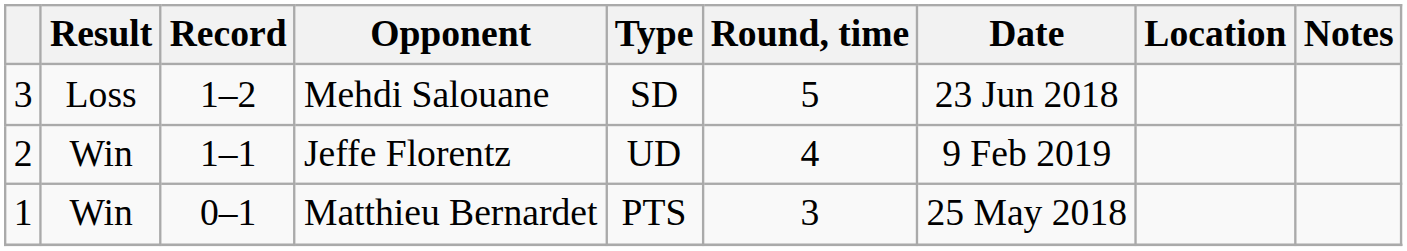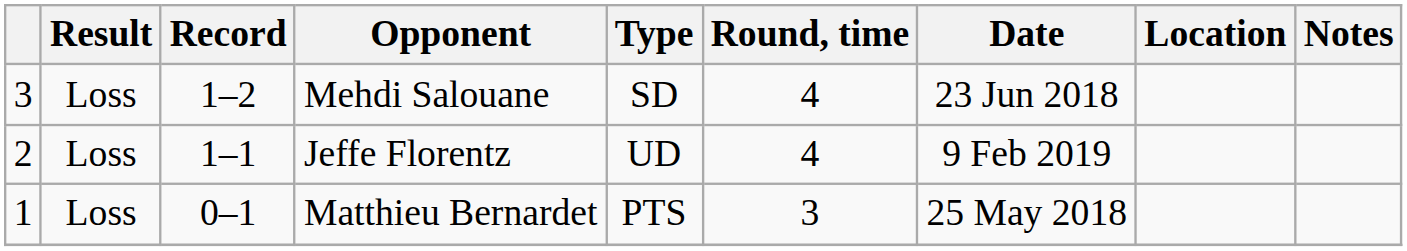(810, 93) 5 -> (810, 93) 4
(101, 153) Win -> (101, 153) Loss
(101, 213) Win -> (101, 213) Loss
